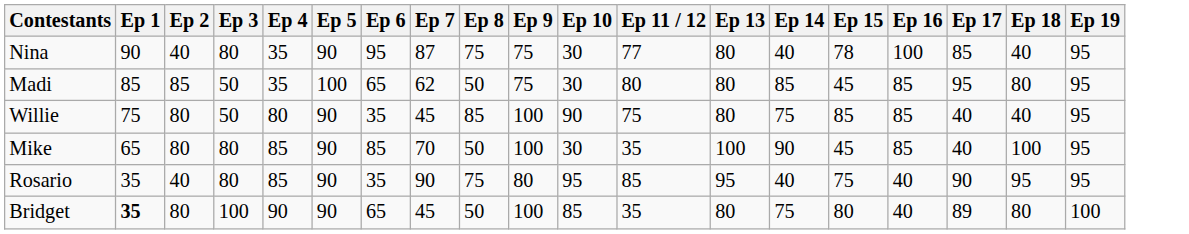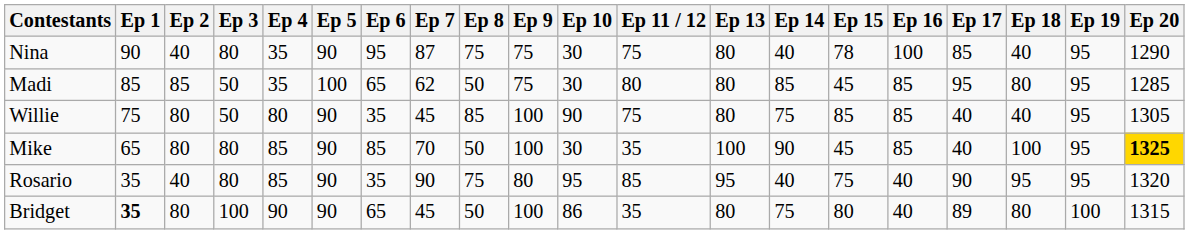+ column: (1154, 20)
(631, 52) 77 -> (631, 52) 75
(572, 212) 85 -> (572, 212) 86
